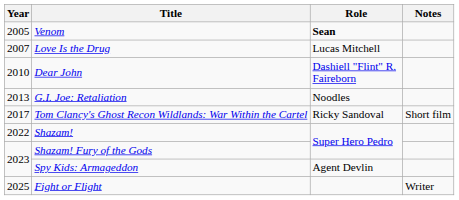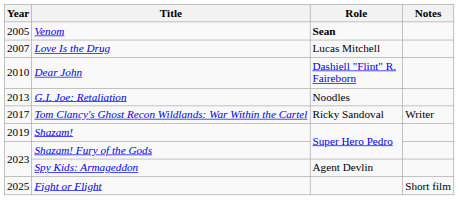(428, 114) Short film -> (420, 114) Writer
(18, 132) 2022 -> (18, 132) 2019
(420, 185) Writer -> (428, 185) Short film
